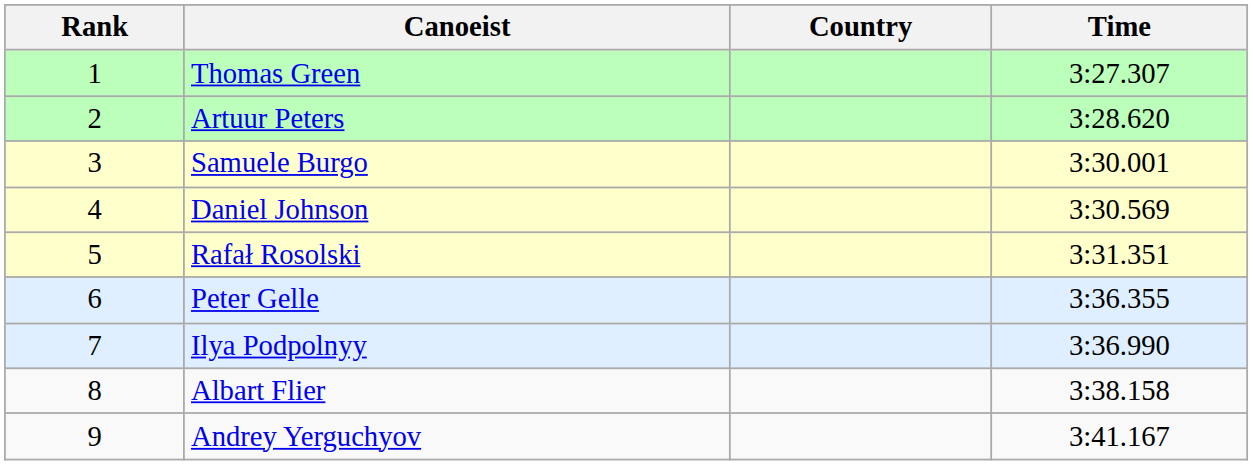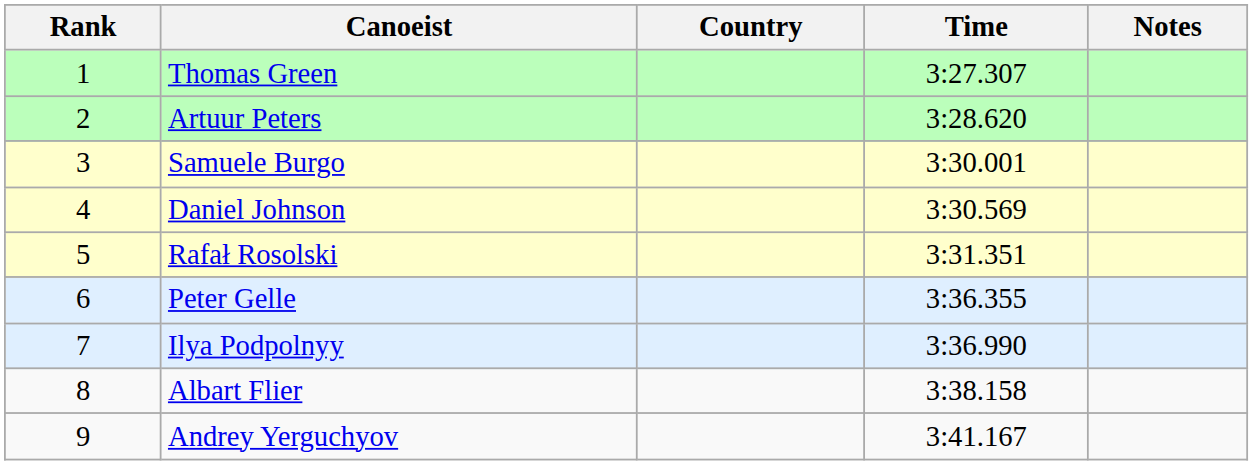+ column: (1168, 27)
